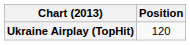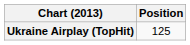(161, 31) 120 -> (161, 31) 125
